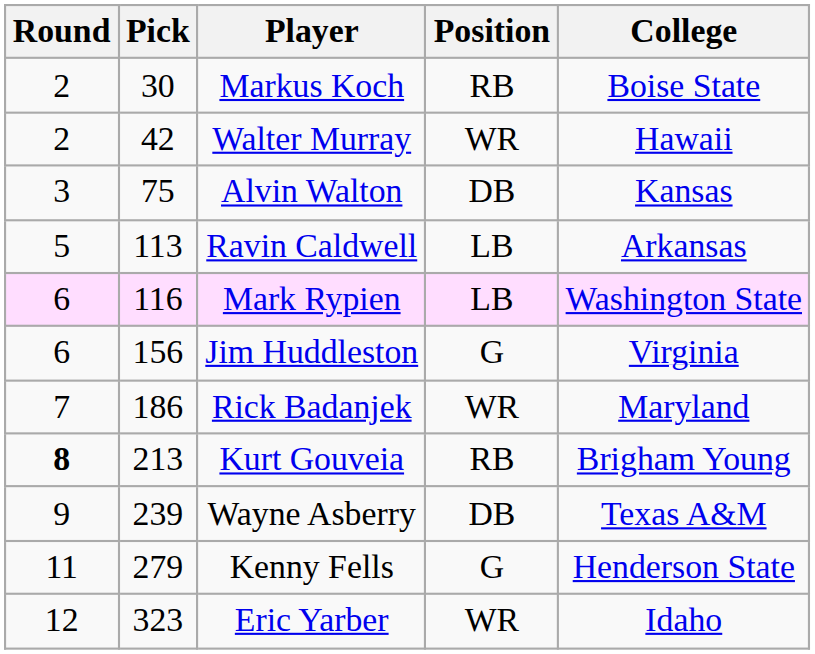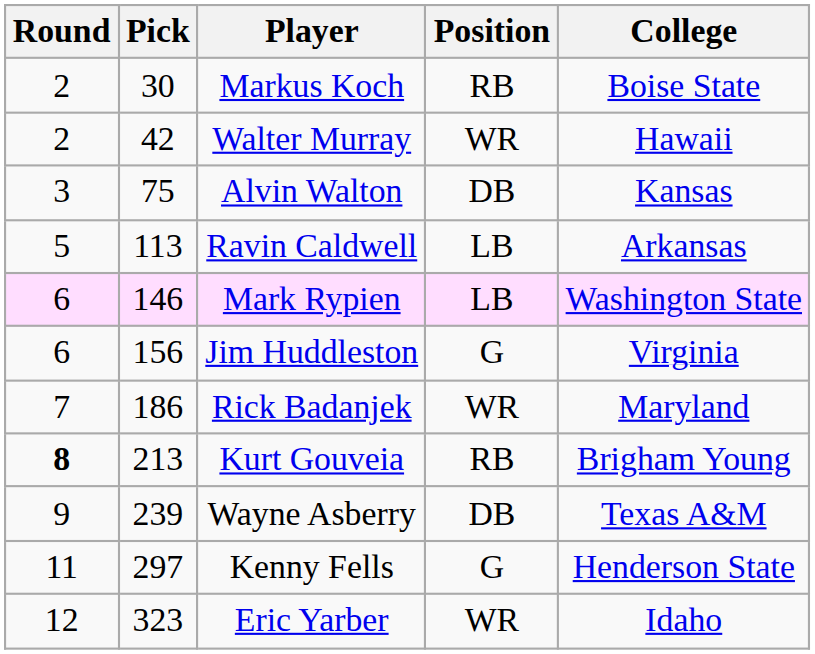(158, 298) 116 -> (158, 298) 146
(158, 566) 279 -> (158, 566) 297
